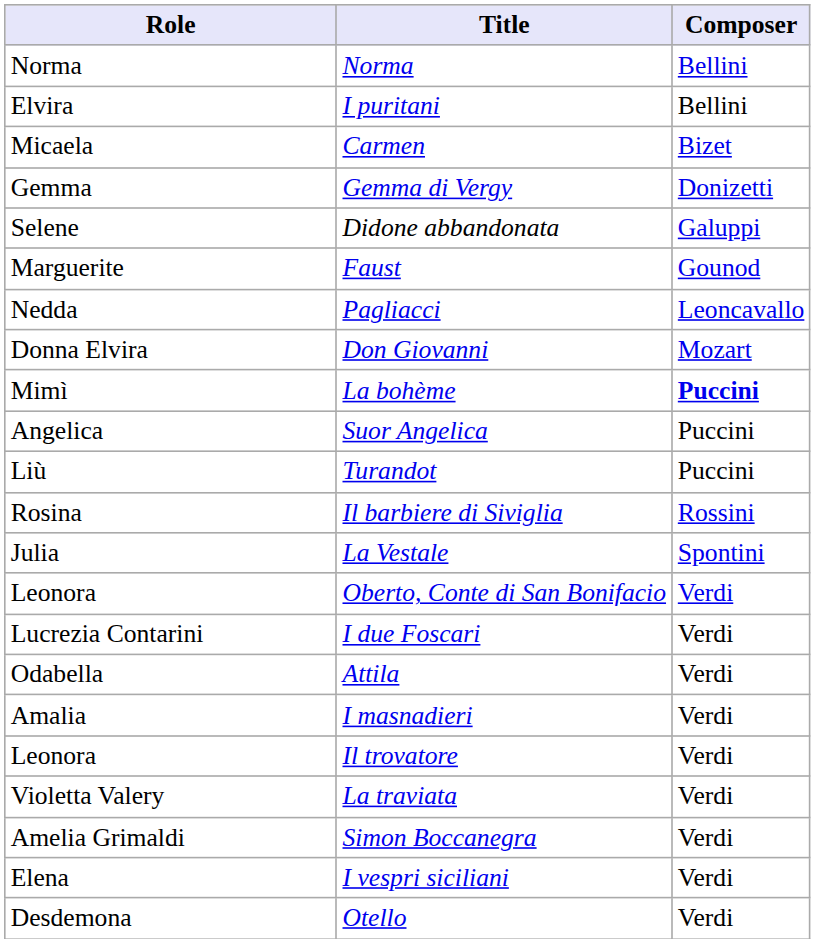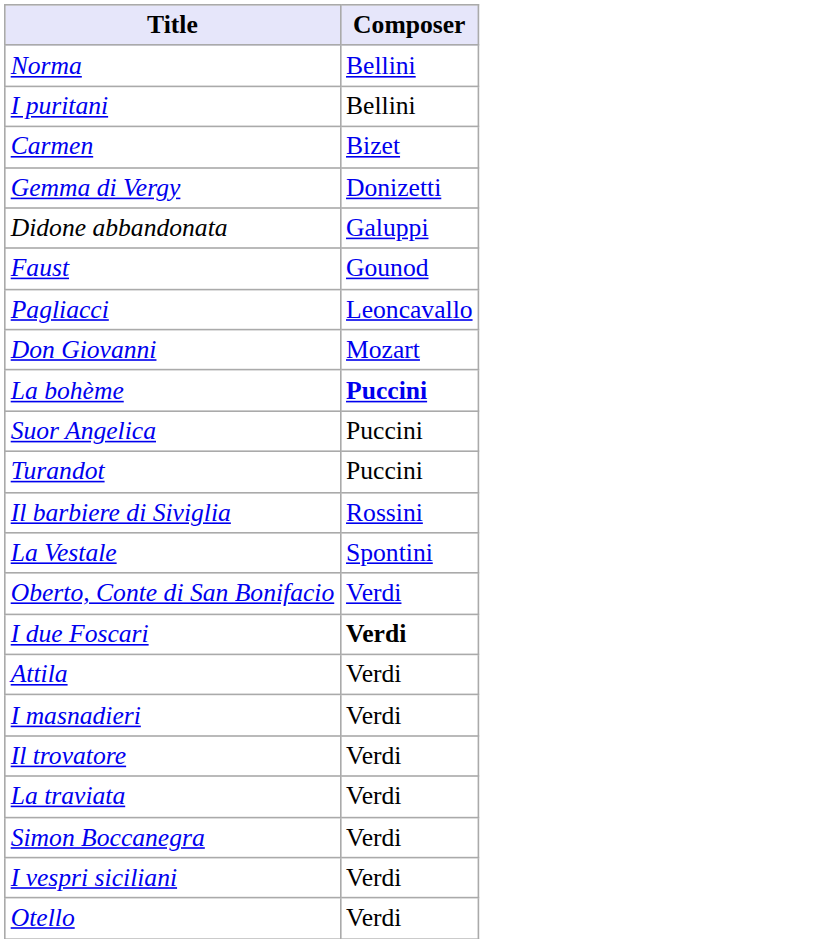- column: (171, 24)
(706, 633) normal -> (376, 633) bold
